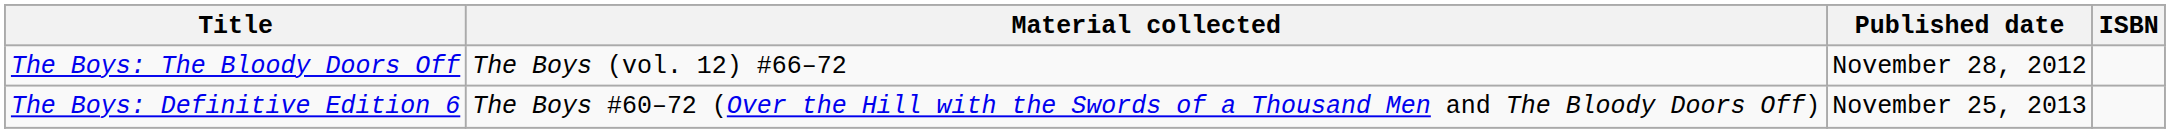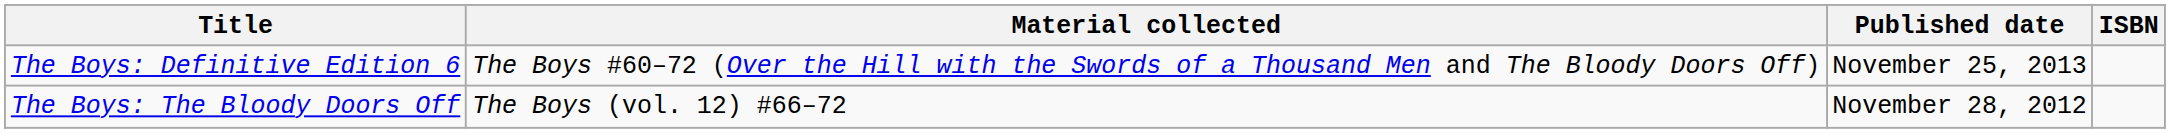rows swapped: (236, 66) <-> (236, 107)
